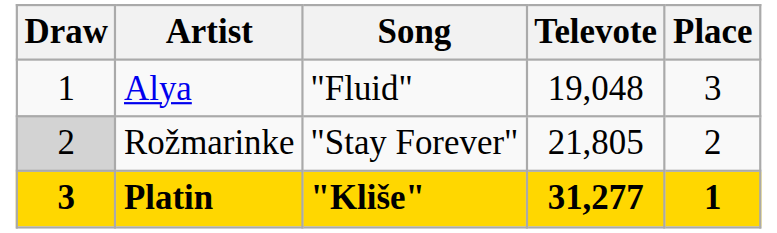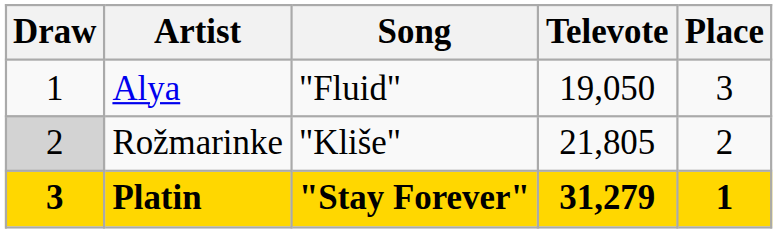(596, 87) 19,048 -> (607, 87) 19,050
(414, 142) "Stay Forever" -> (350, 142) "Kliše"
(368, 198) "Kliše" -> (414, 198) "Stay Forever"
(596, 198) 31,277 -> (607, 198) 31,279
